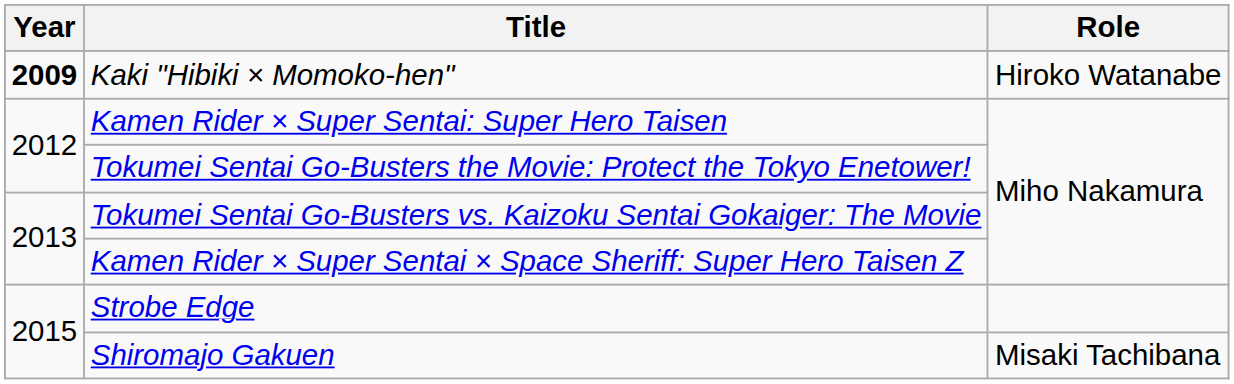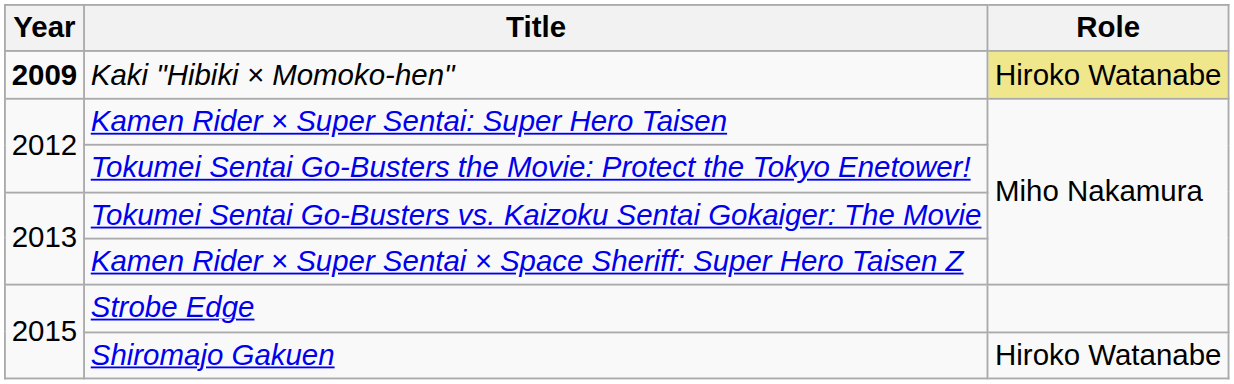(1108, 74) no background -> (1108, 74) khaki background
(1108, 354) Misaki Tachibana -> (1108, 354) Hiroko Watanabe
